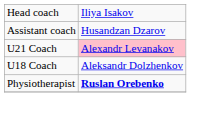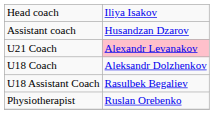+ row: (53, 83)
(122, 83) bold -> (143, 100) normal
